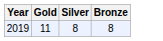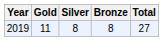+ column: (144, 13)
